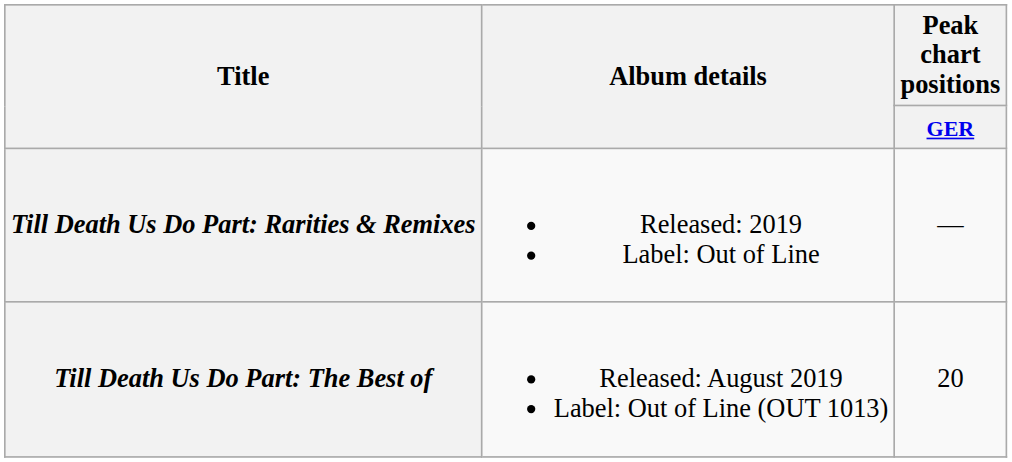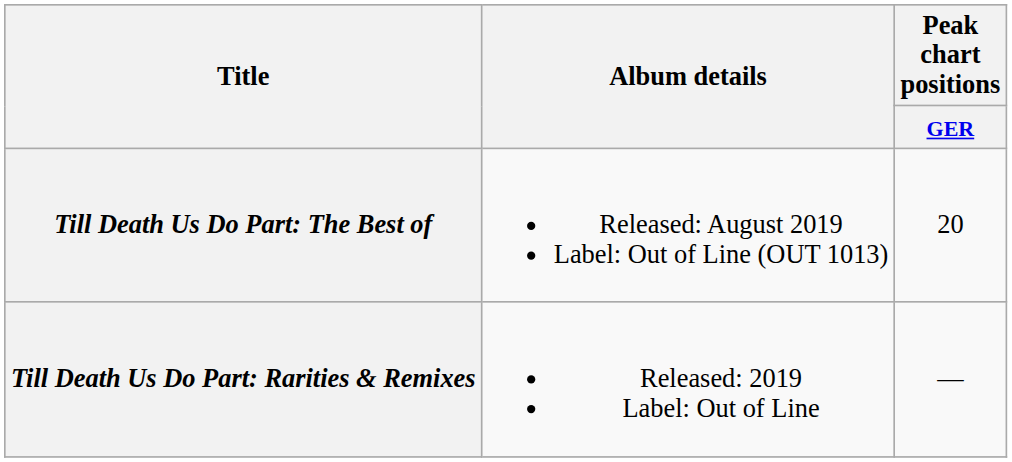rows swapped: (243, 378) <-> (243, 224)
